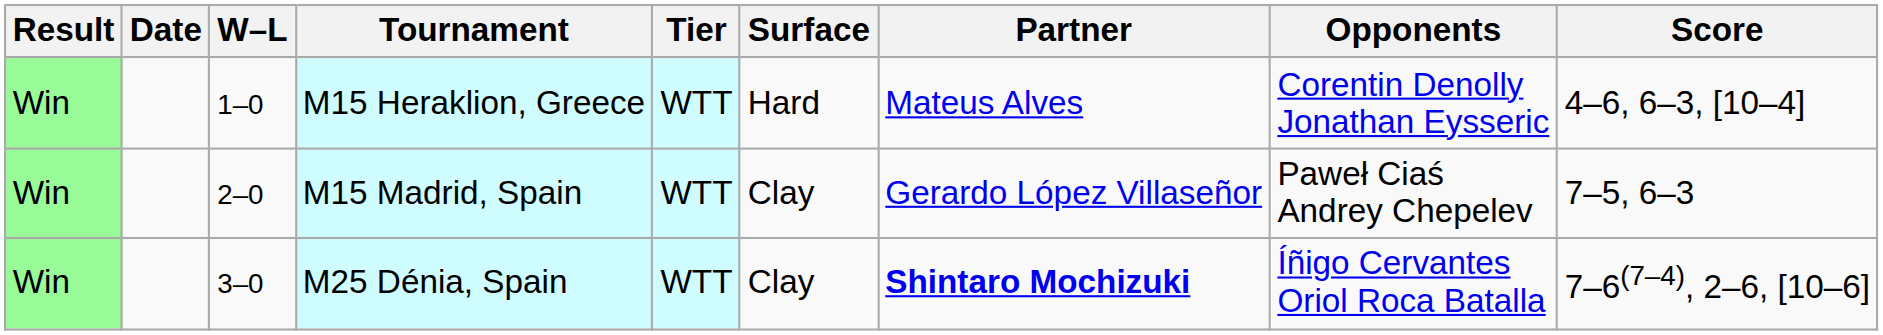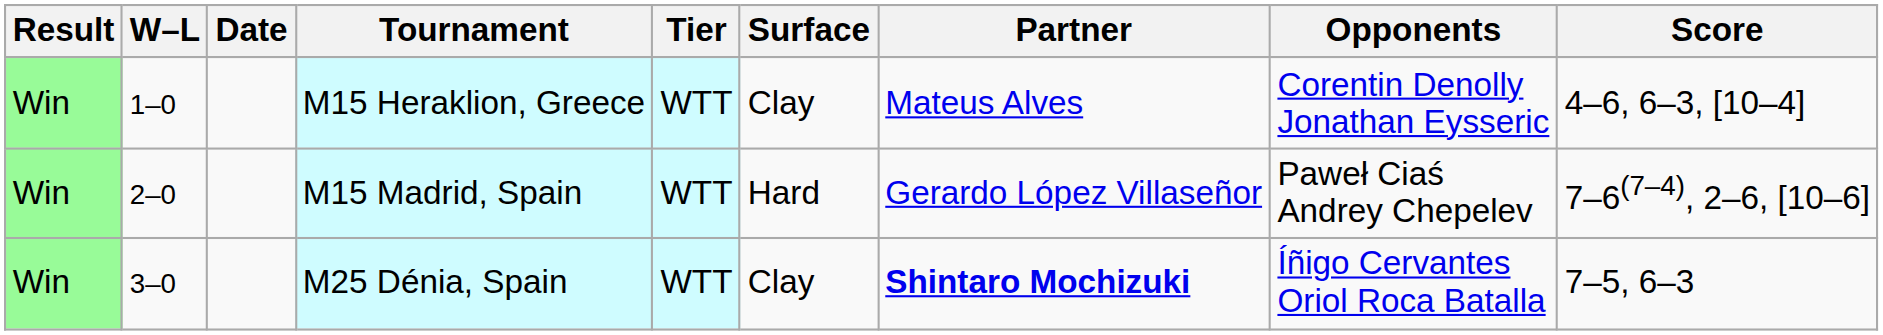columns swapped: (252, 30) <-> (166, 30)
(784, 102) Hard -> (781, 102) Clay
(781, 192) Clay -> (784, 192) Hard
(1629, 192) 7–5, 6–3 -> (1717, 192) 7–6(7–4), 2–6, [10–6]
(1717, 282) 7–6(7–4), 2–6, [10–6] -> (1629, 282) 7–5, 6–3
